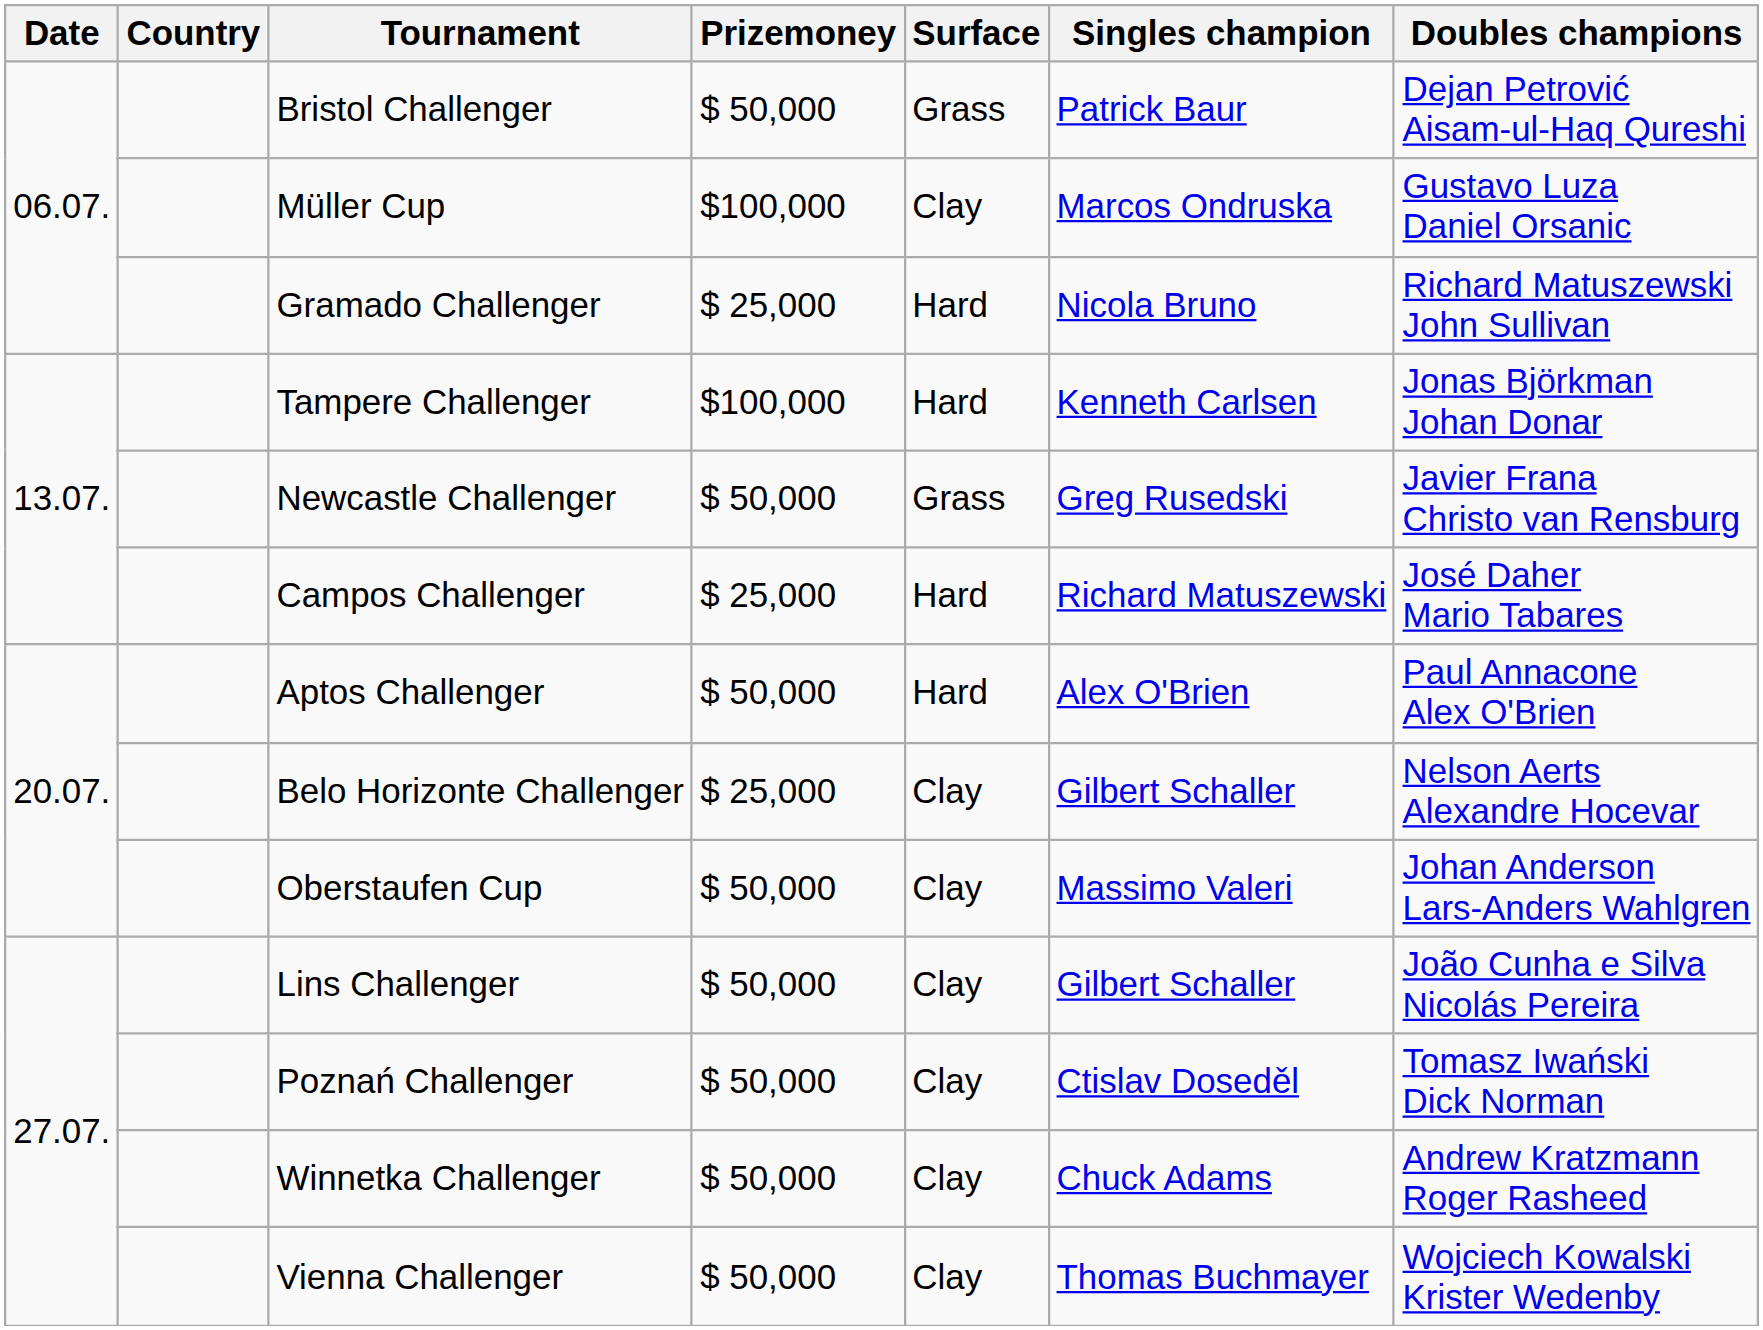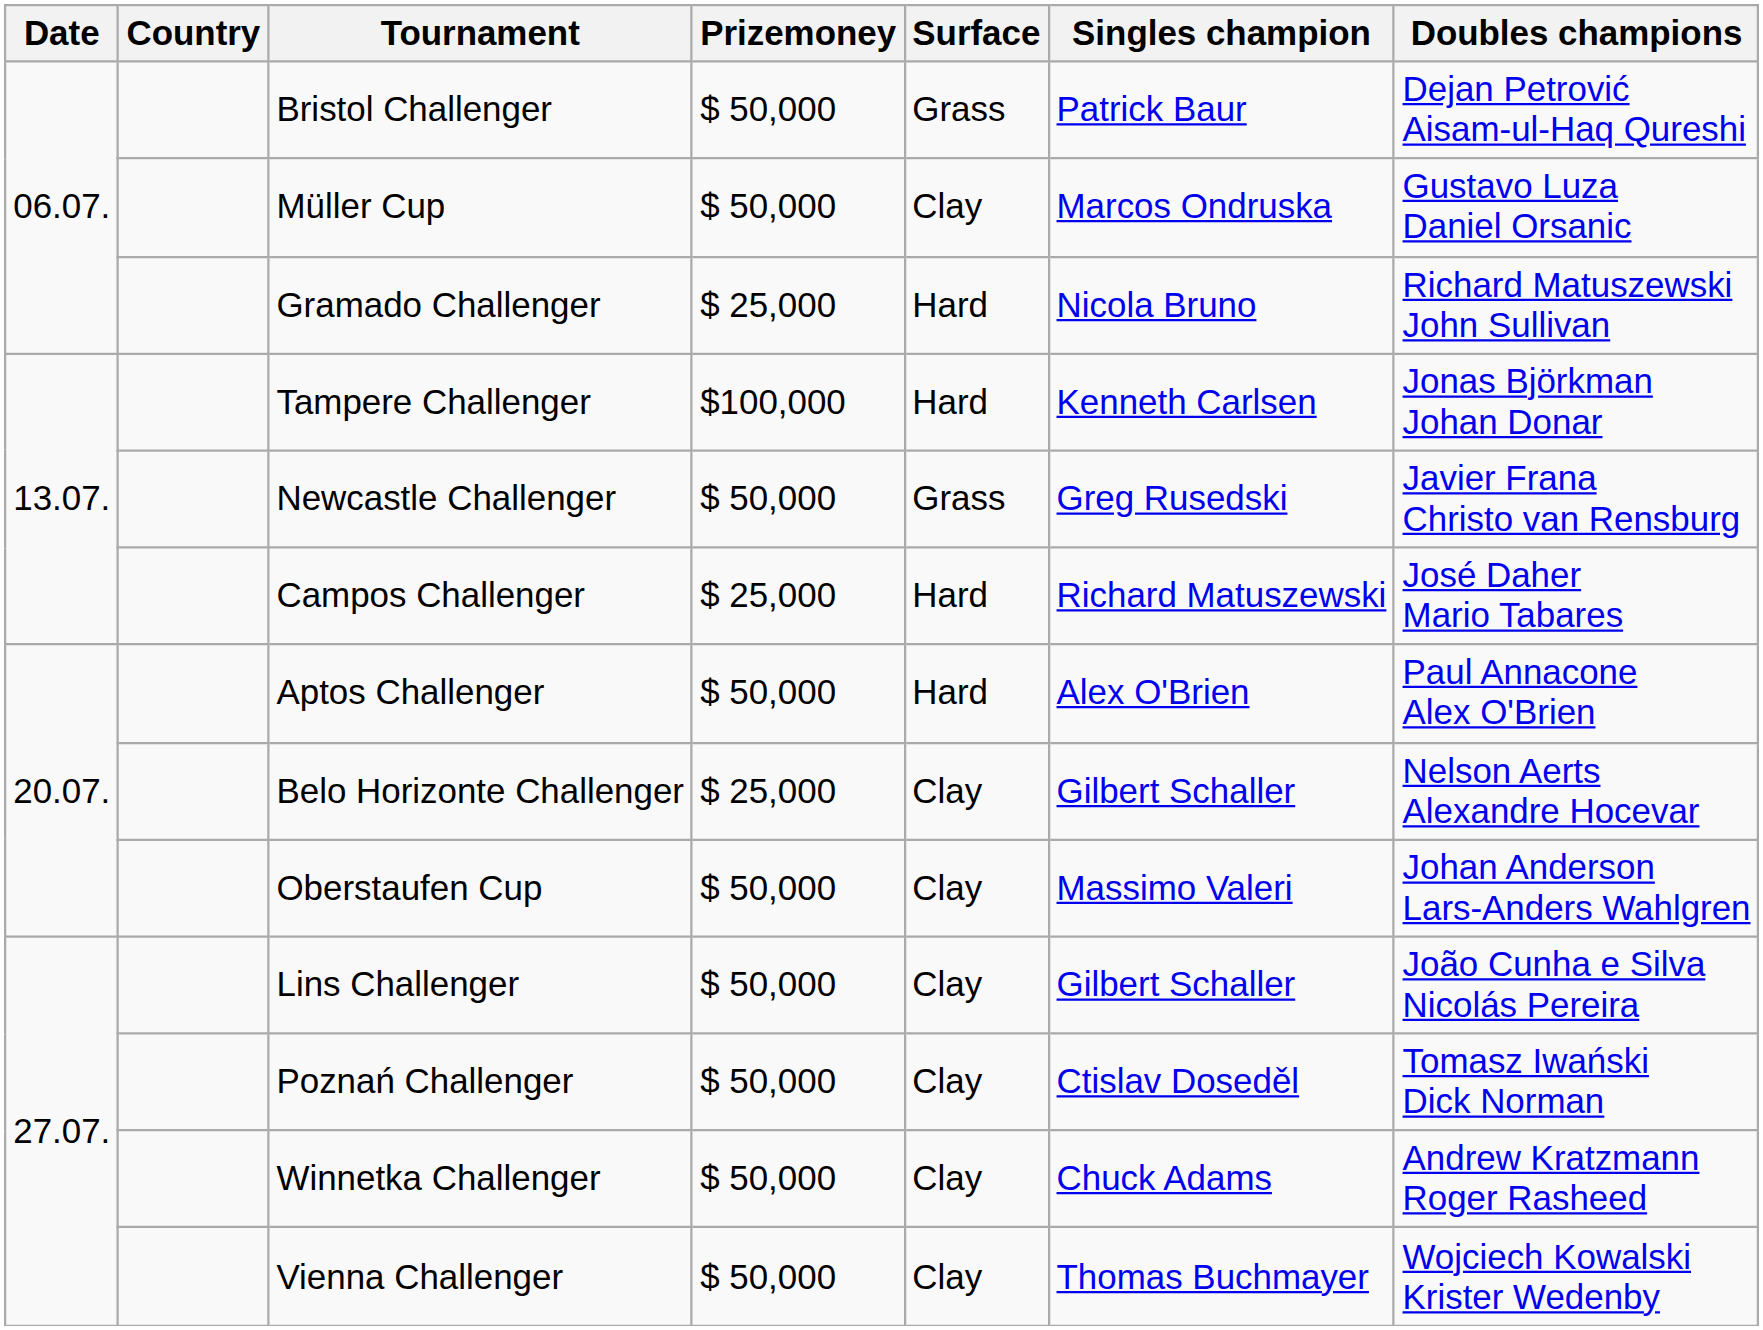(773, 206) $100,000 -> (768, 206) $ 50,000
